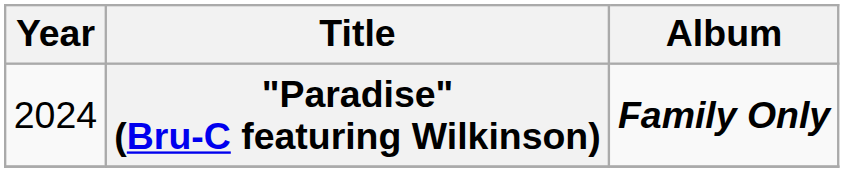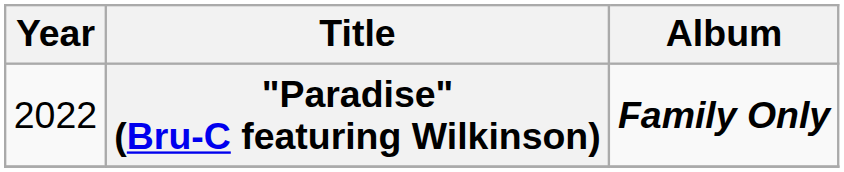(55, 114) 2024 -> (55, 114) 2022
